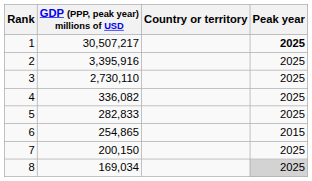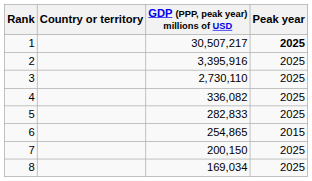columns swapped: (196, 19) <-> (89, 19)
(292, 168) lightgrey background -> (292, 168) no background
